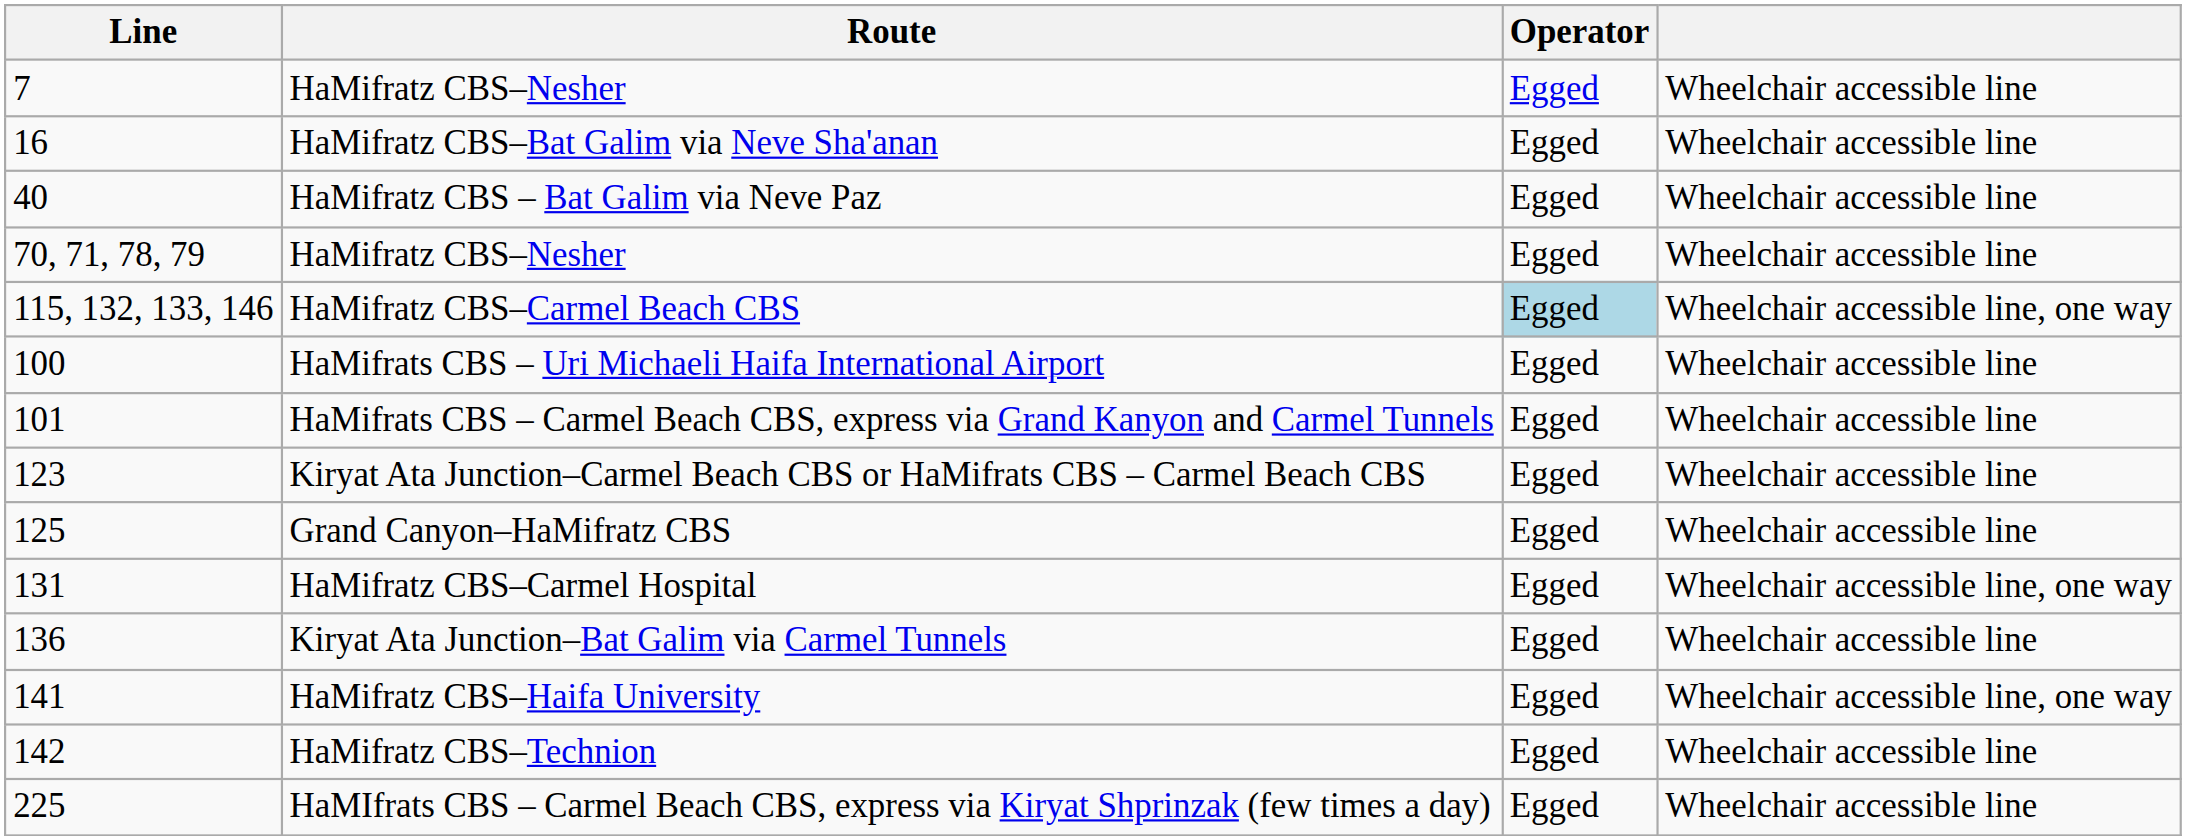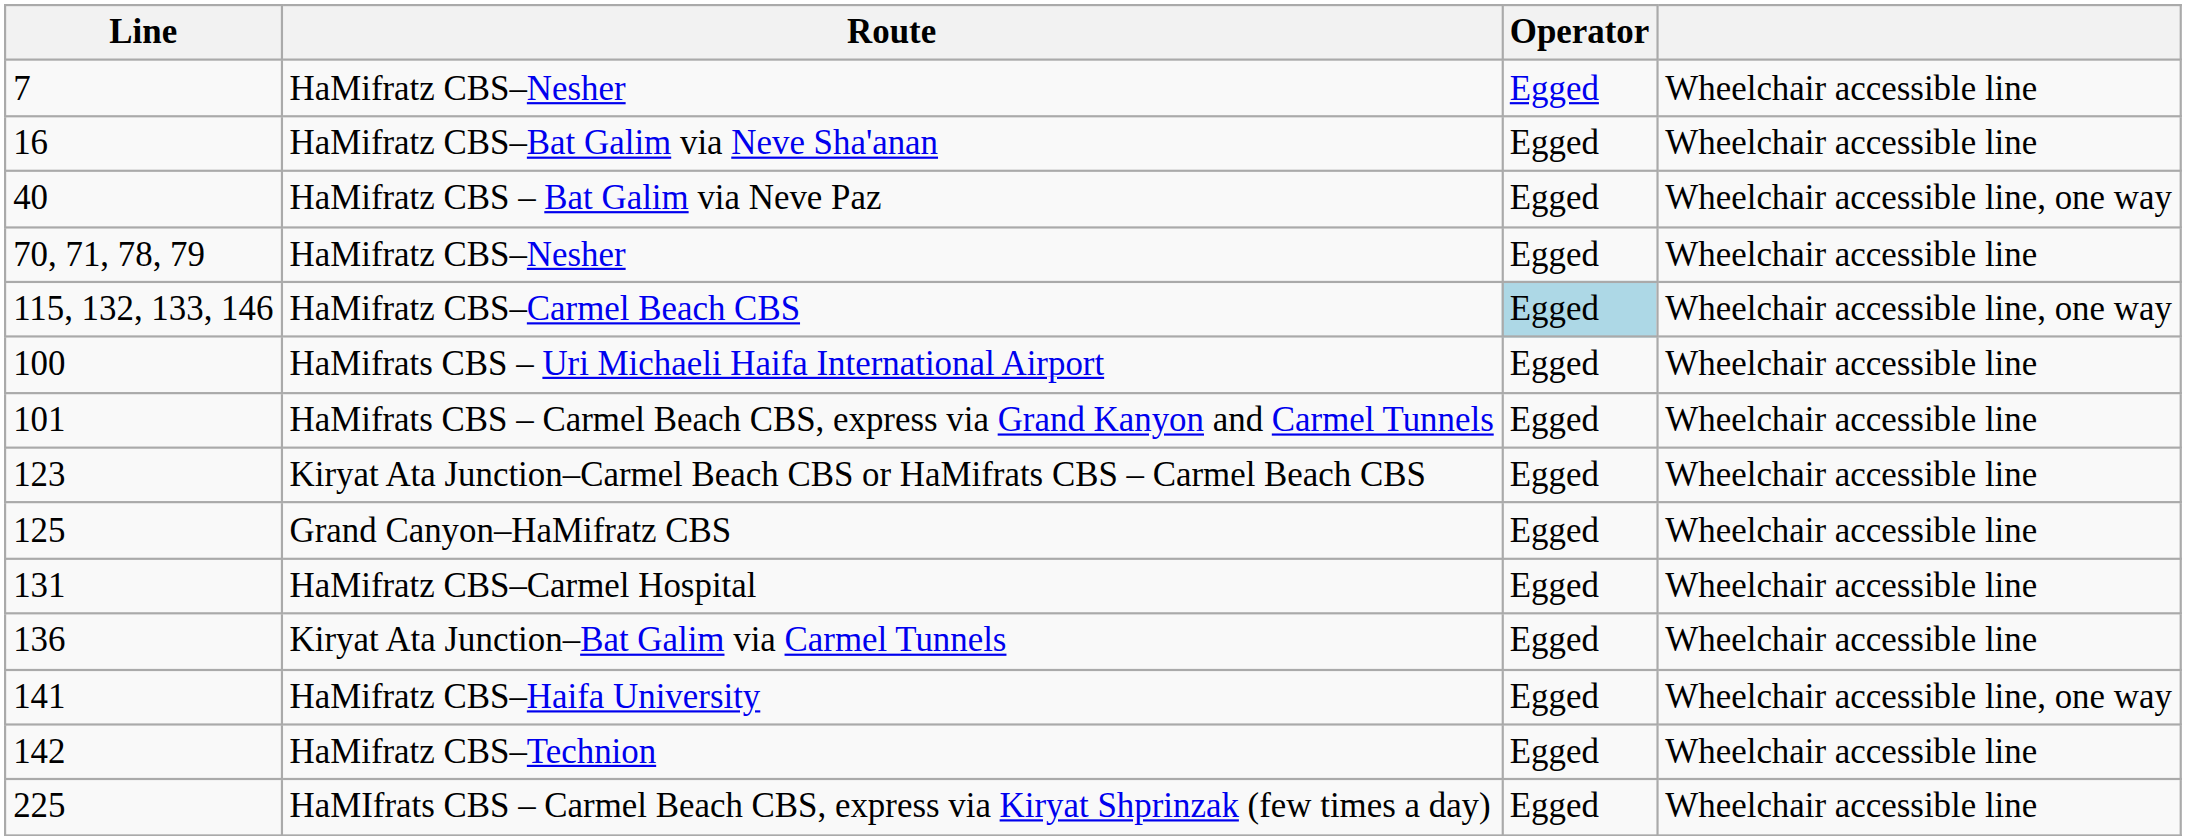(1851, 198) Wheelchair accessible line -> (1919, 198) Wheelchair accessible line, one way
(1919, 585) Wheelchair accessible line, one way -> (1851, 585) Wheelchair accessible line
